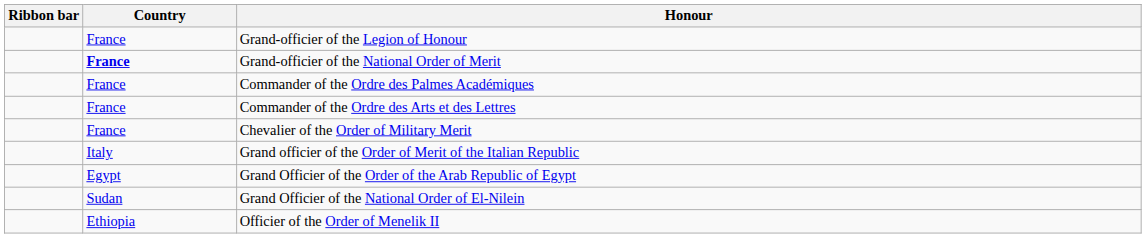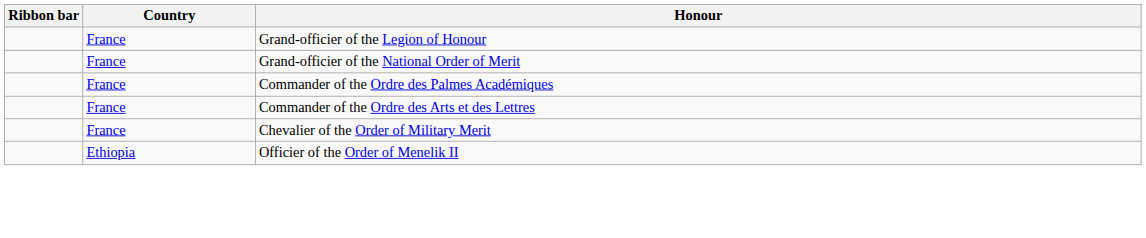(108, 61) bold -> (106, 61) normal
- row: (409, 152)
- row: (408, 175)
- row: (382, 198)
